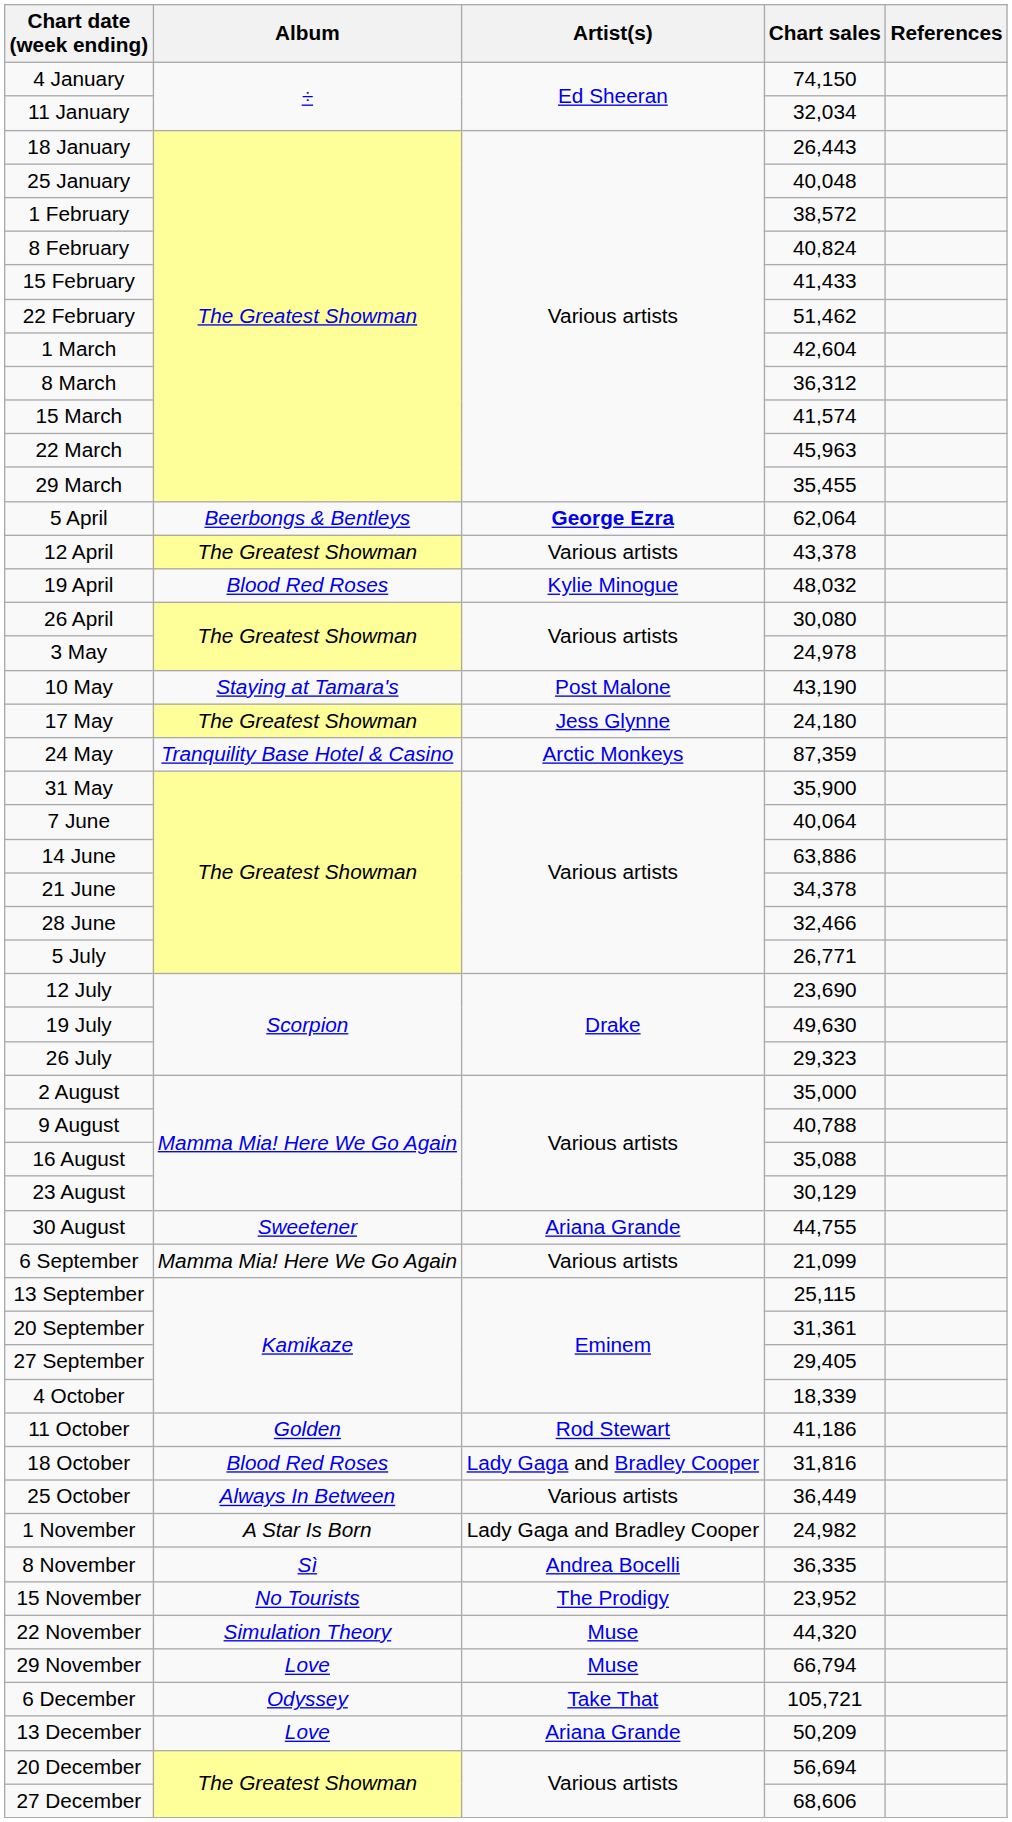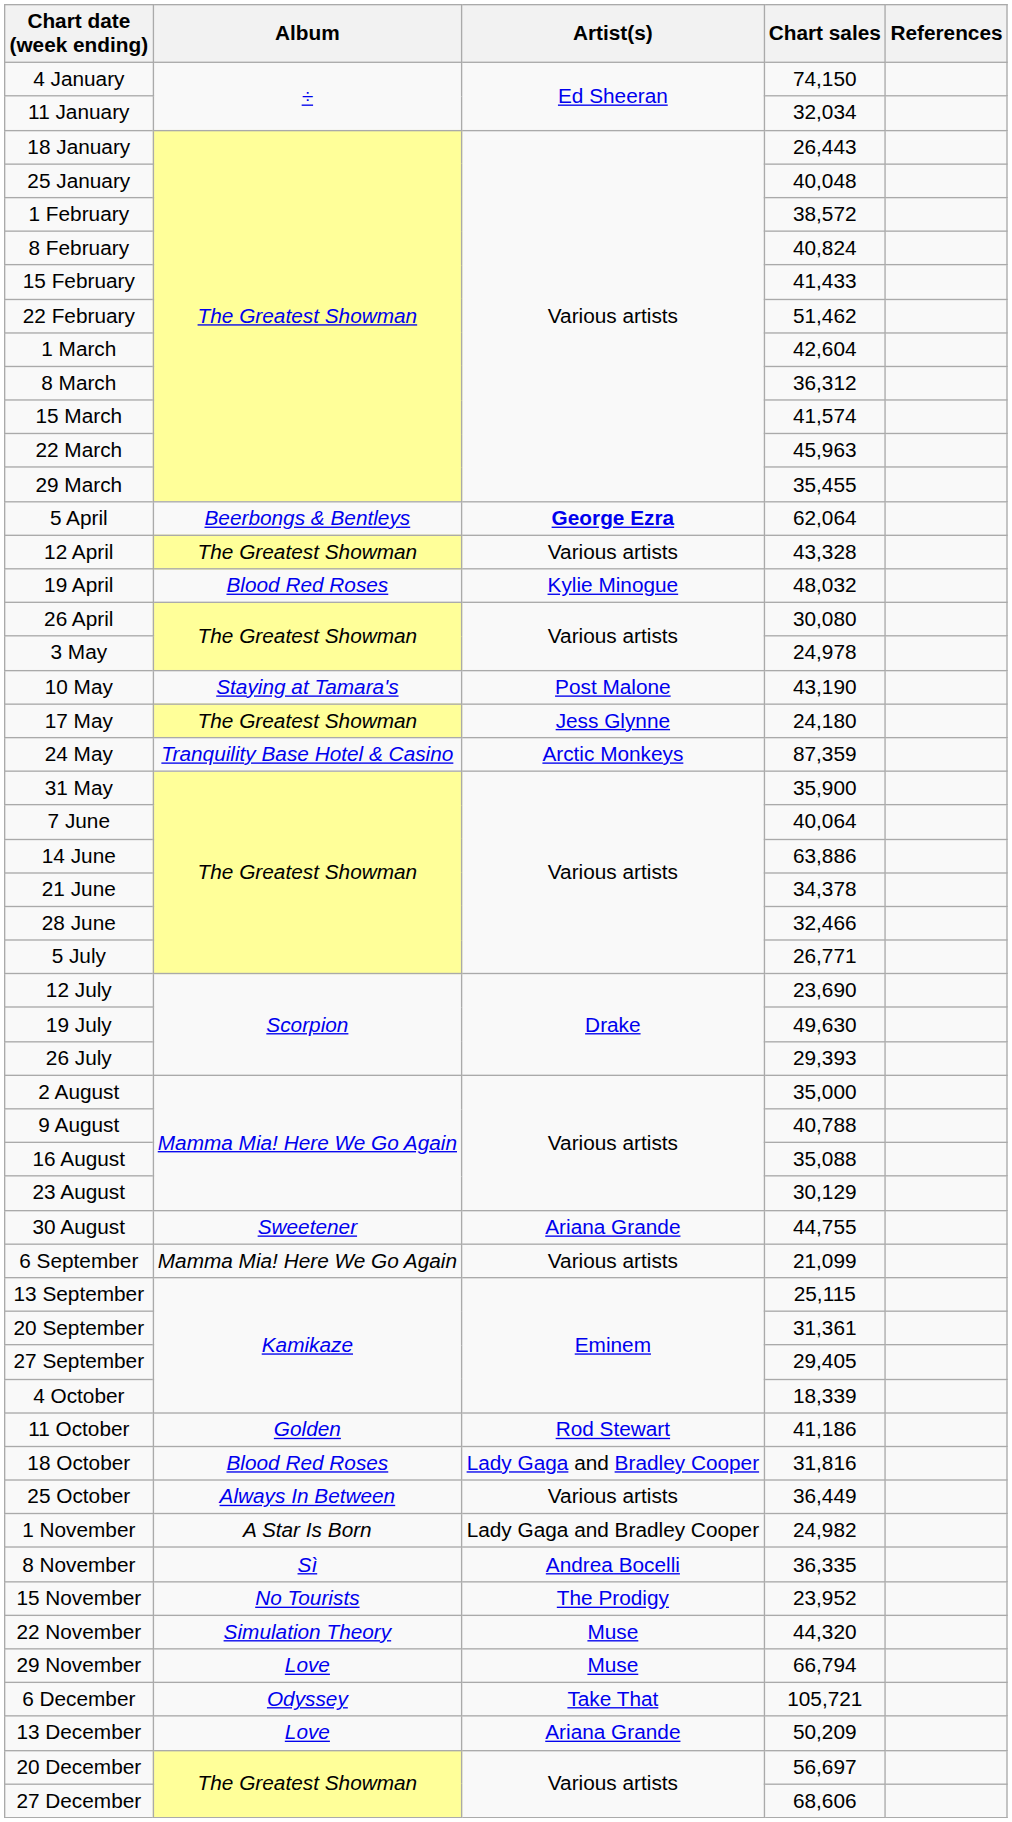(825, 551) 43,378 -> (825, 551) 43,328
(825, 1057) 29,323 -> (825, 1057) 29,393
(825, 1766) 56,694 -> (825, 1766) 56,697
